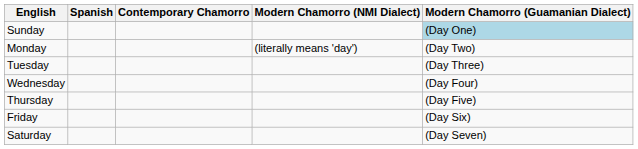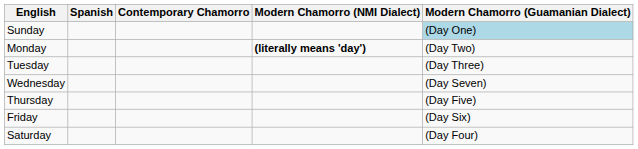(306, 48) normal -> (310, 48) bold
(452, 83) (Day Four) -> (456, 83) (Day Seven)
(456, 135) (Day Seven) -> (452, 135) (Day Four)
